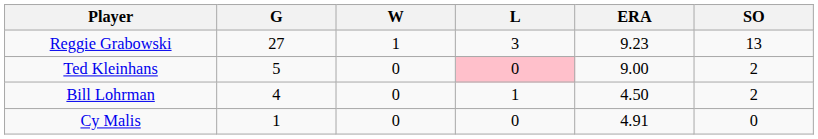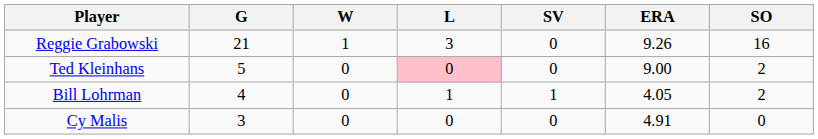+ column: (553, 17)
(276, 43) 27 -> (241, 43) 21
(634, 43) 9.23 -> (657, 43) 9.26
(754, 43) 13 -> (761, 43) 16
(634, 95) 4.50 -> (657, 95) 4.05
(276, 120) 1 -> (241, 120) 3
